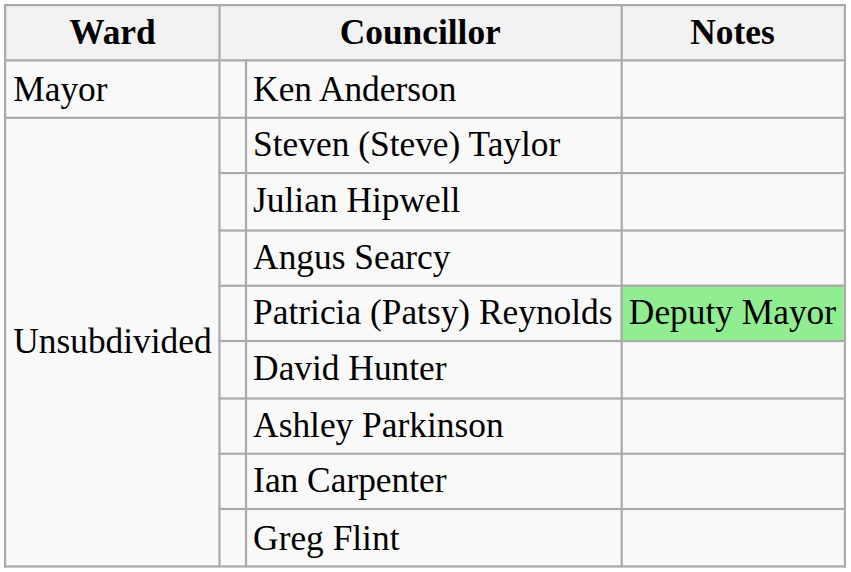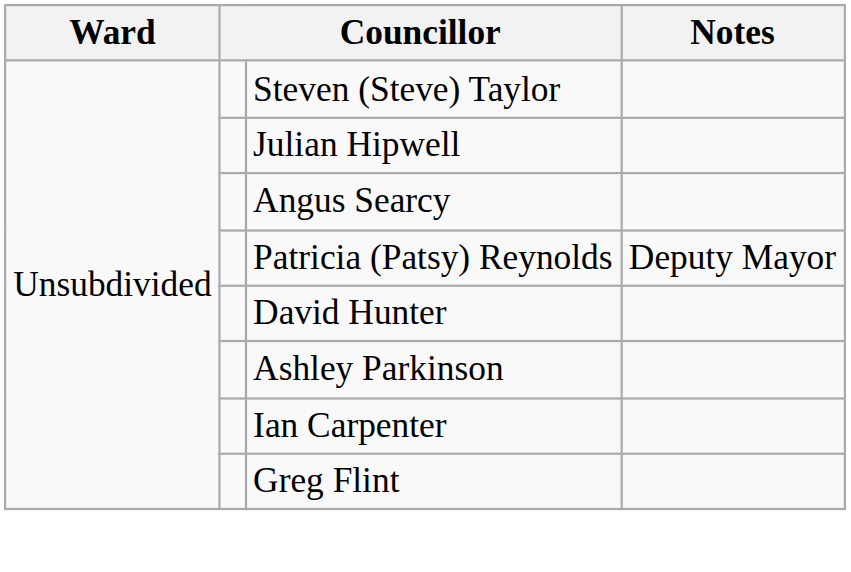- row: (355, 88)
(732, 312) lightgreen background -> (732, 256) no background
